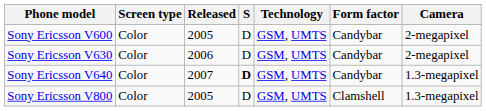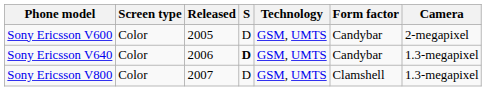- row: (60, 55)
(200, 75) 2007 -> (200, 55) 2006
(200, 95) 2005 -> (200, 75) 2007
